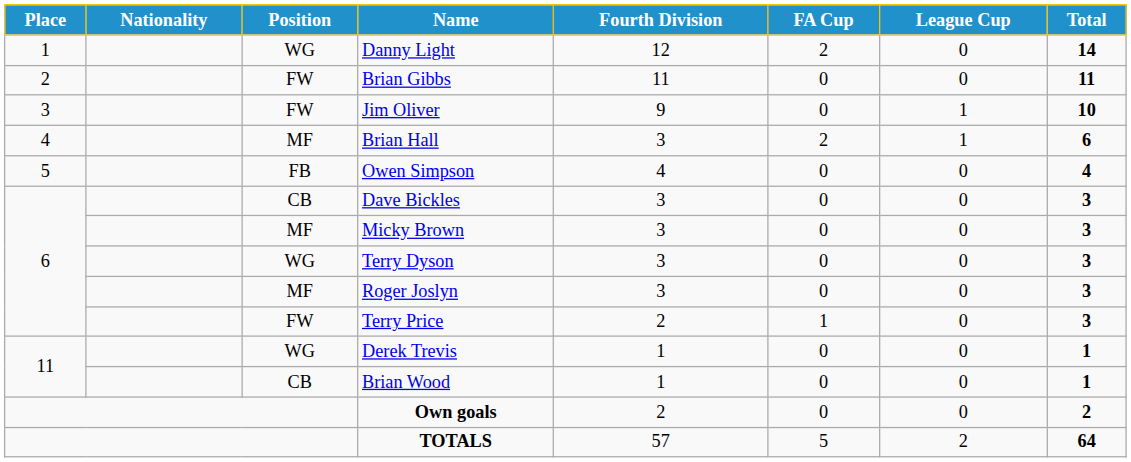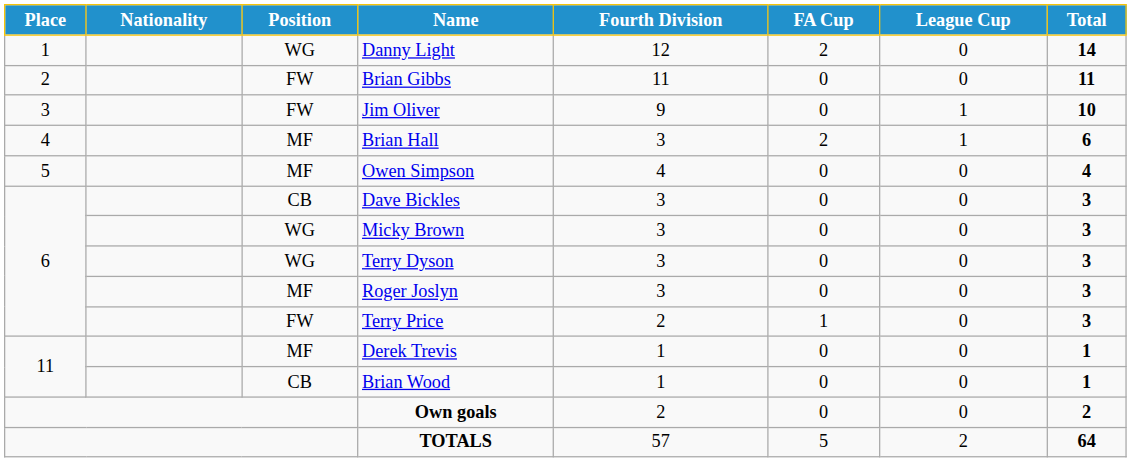(300, 170) FB -> (300, 170) MF
(300, 231) MF -> (300, 231) WG
(300, 351) WG -> (300, 351) MF
